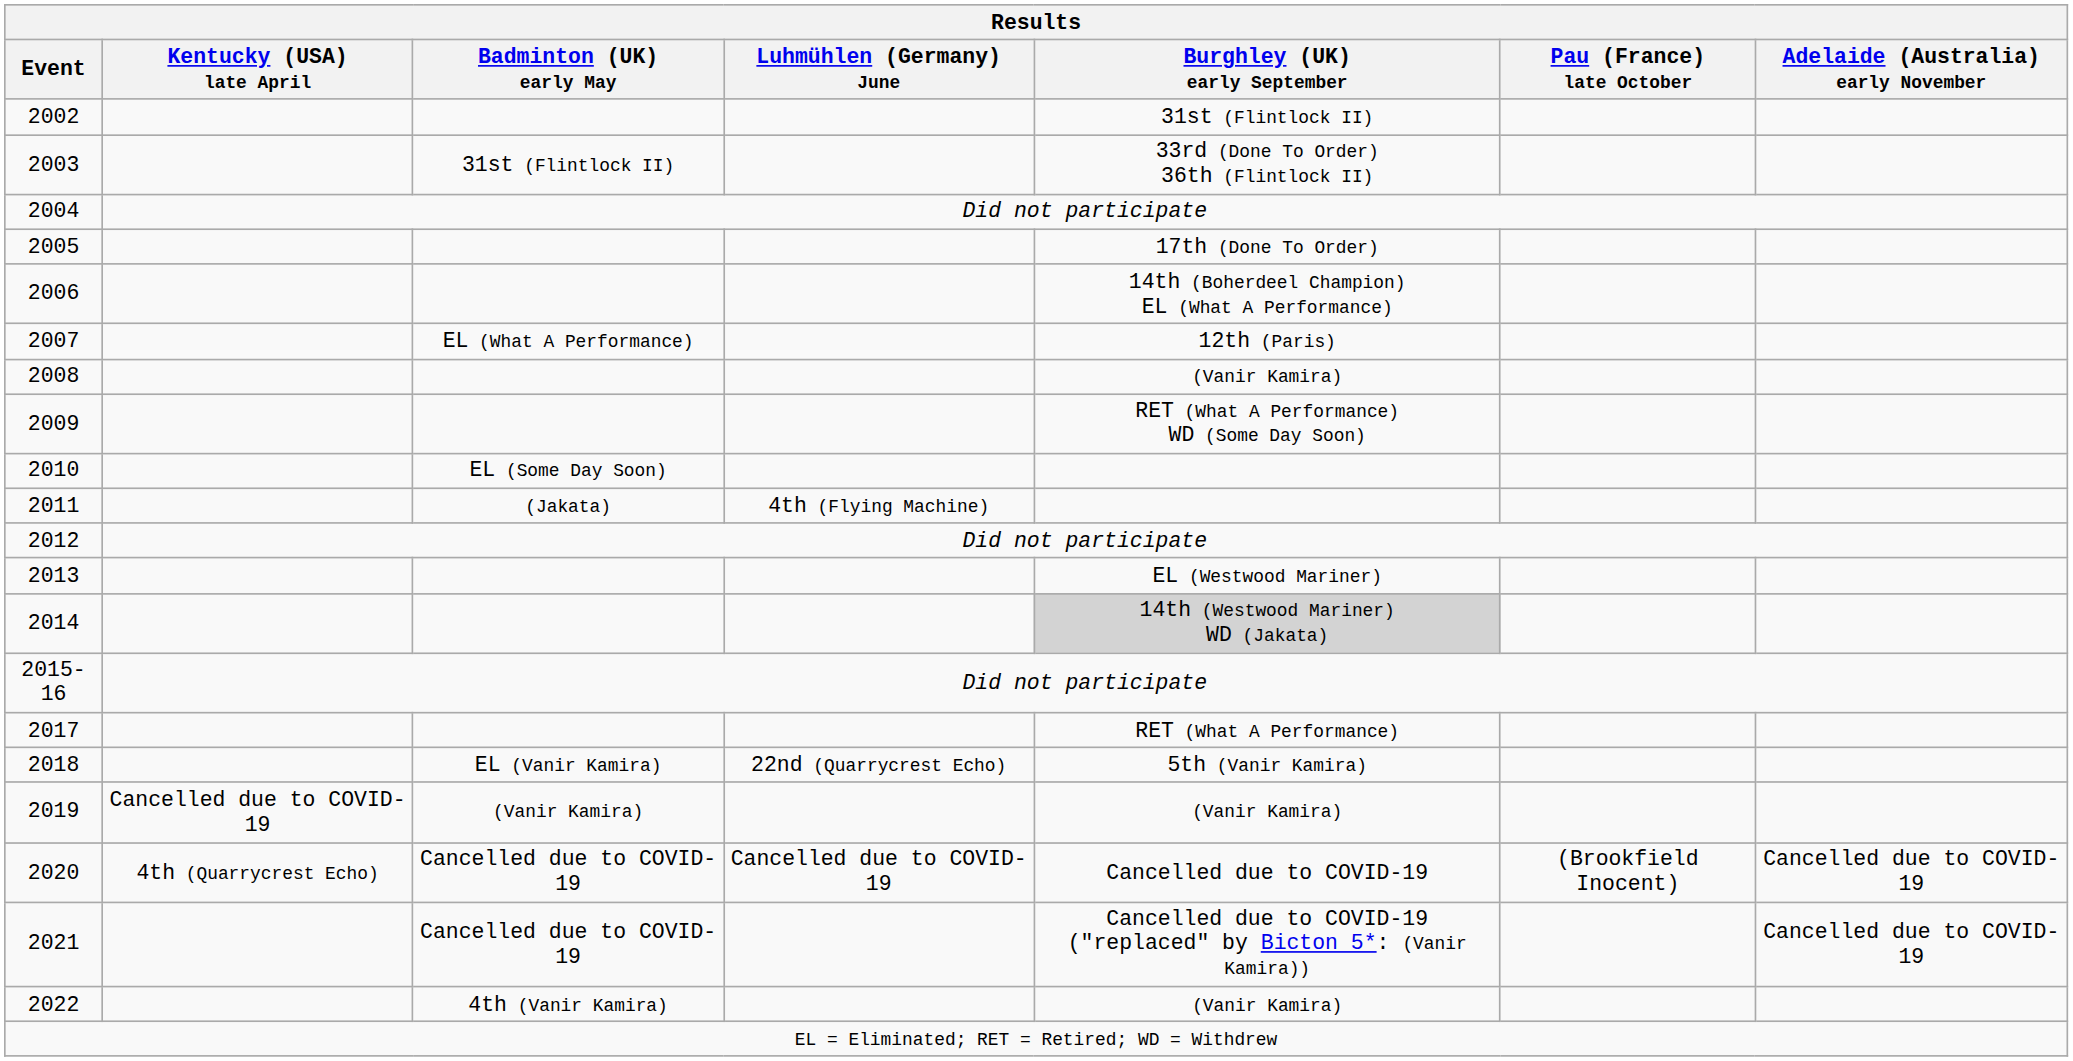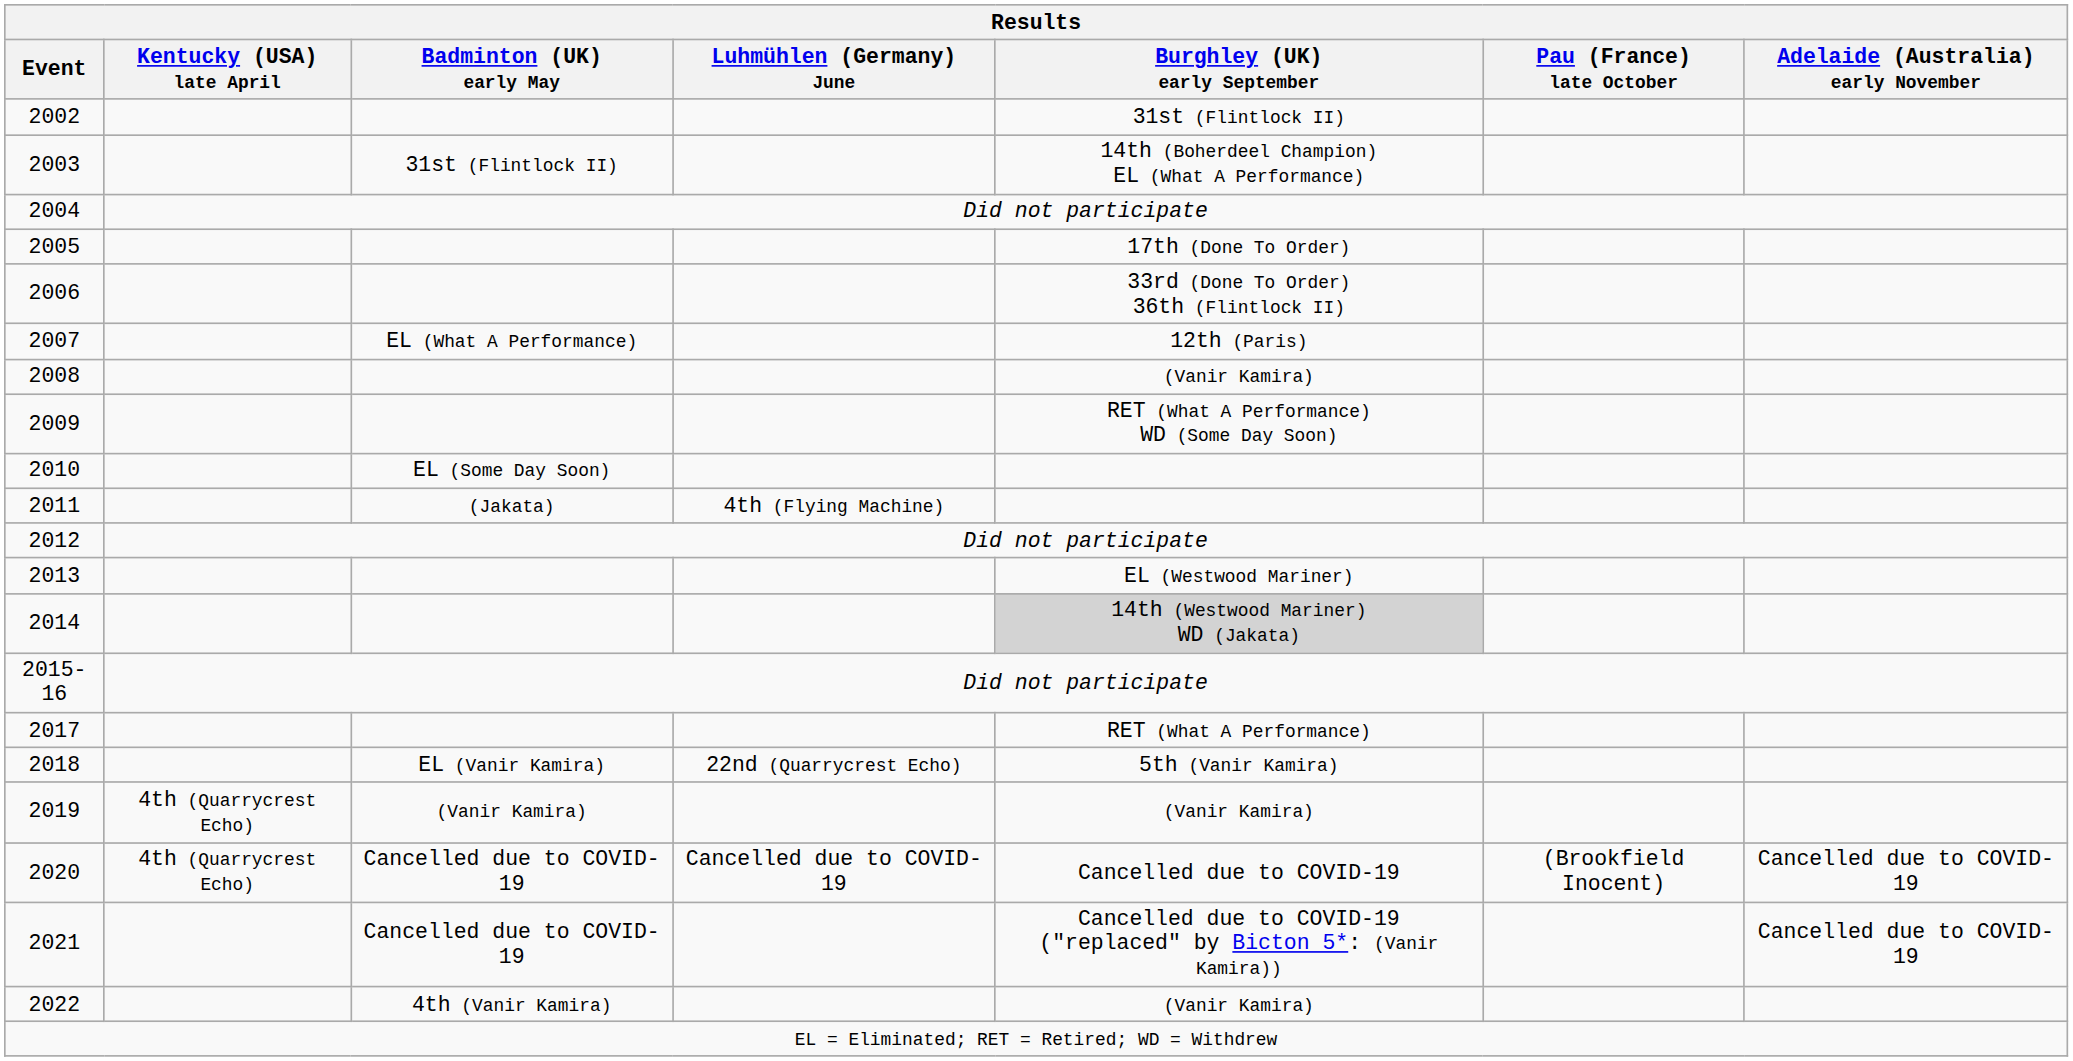(1267, 164) 33rd (Done To Order) 36th (Flintlock II) -> (1239, 164) 14th (Boherdeel Champion) EL (What A Performance)
(1267, 294) 14th (Boherdeel Champion) EL (What A Performance) -> (1239, 294) 33rd (Done To Order) 36th (Flintlock II)
(258, 812) Cancelled due to COVID-19 -> (227, 812) 4th (Quarrycrest Echo)
